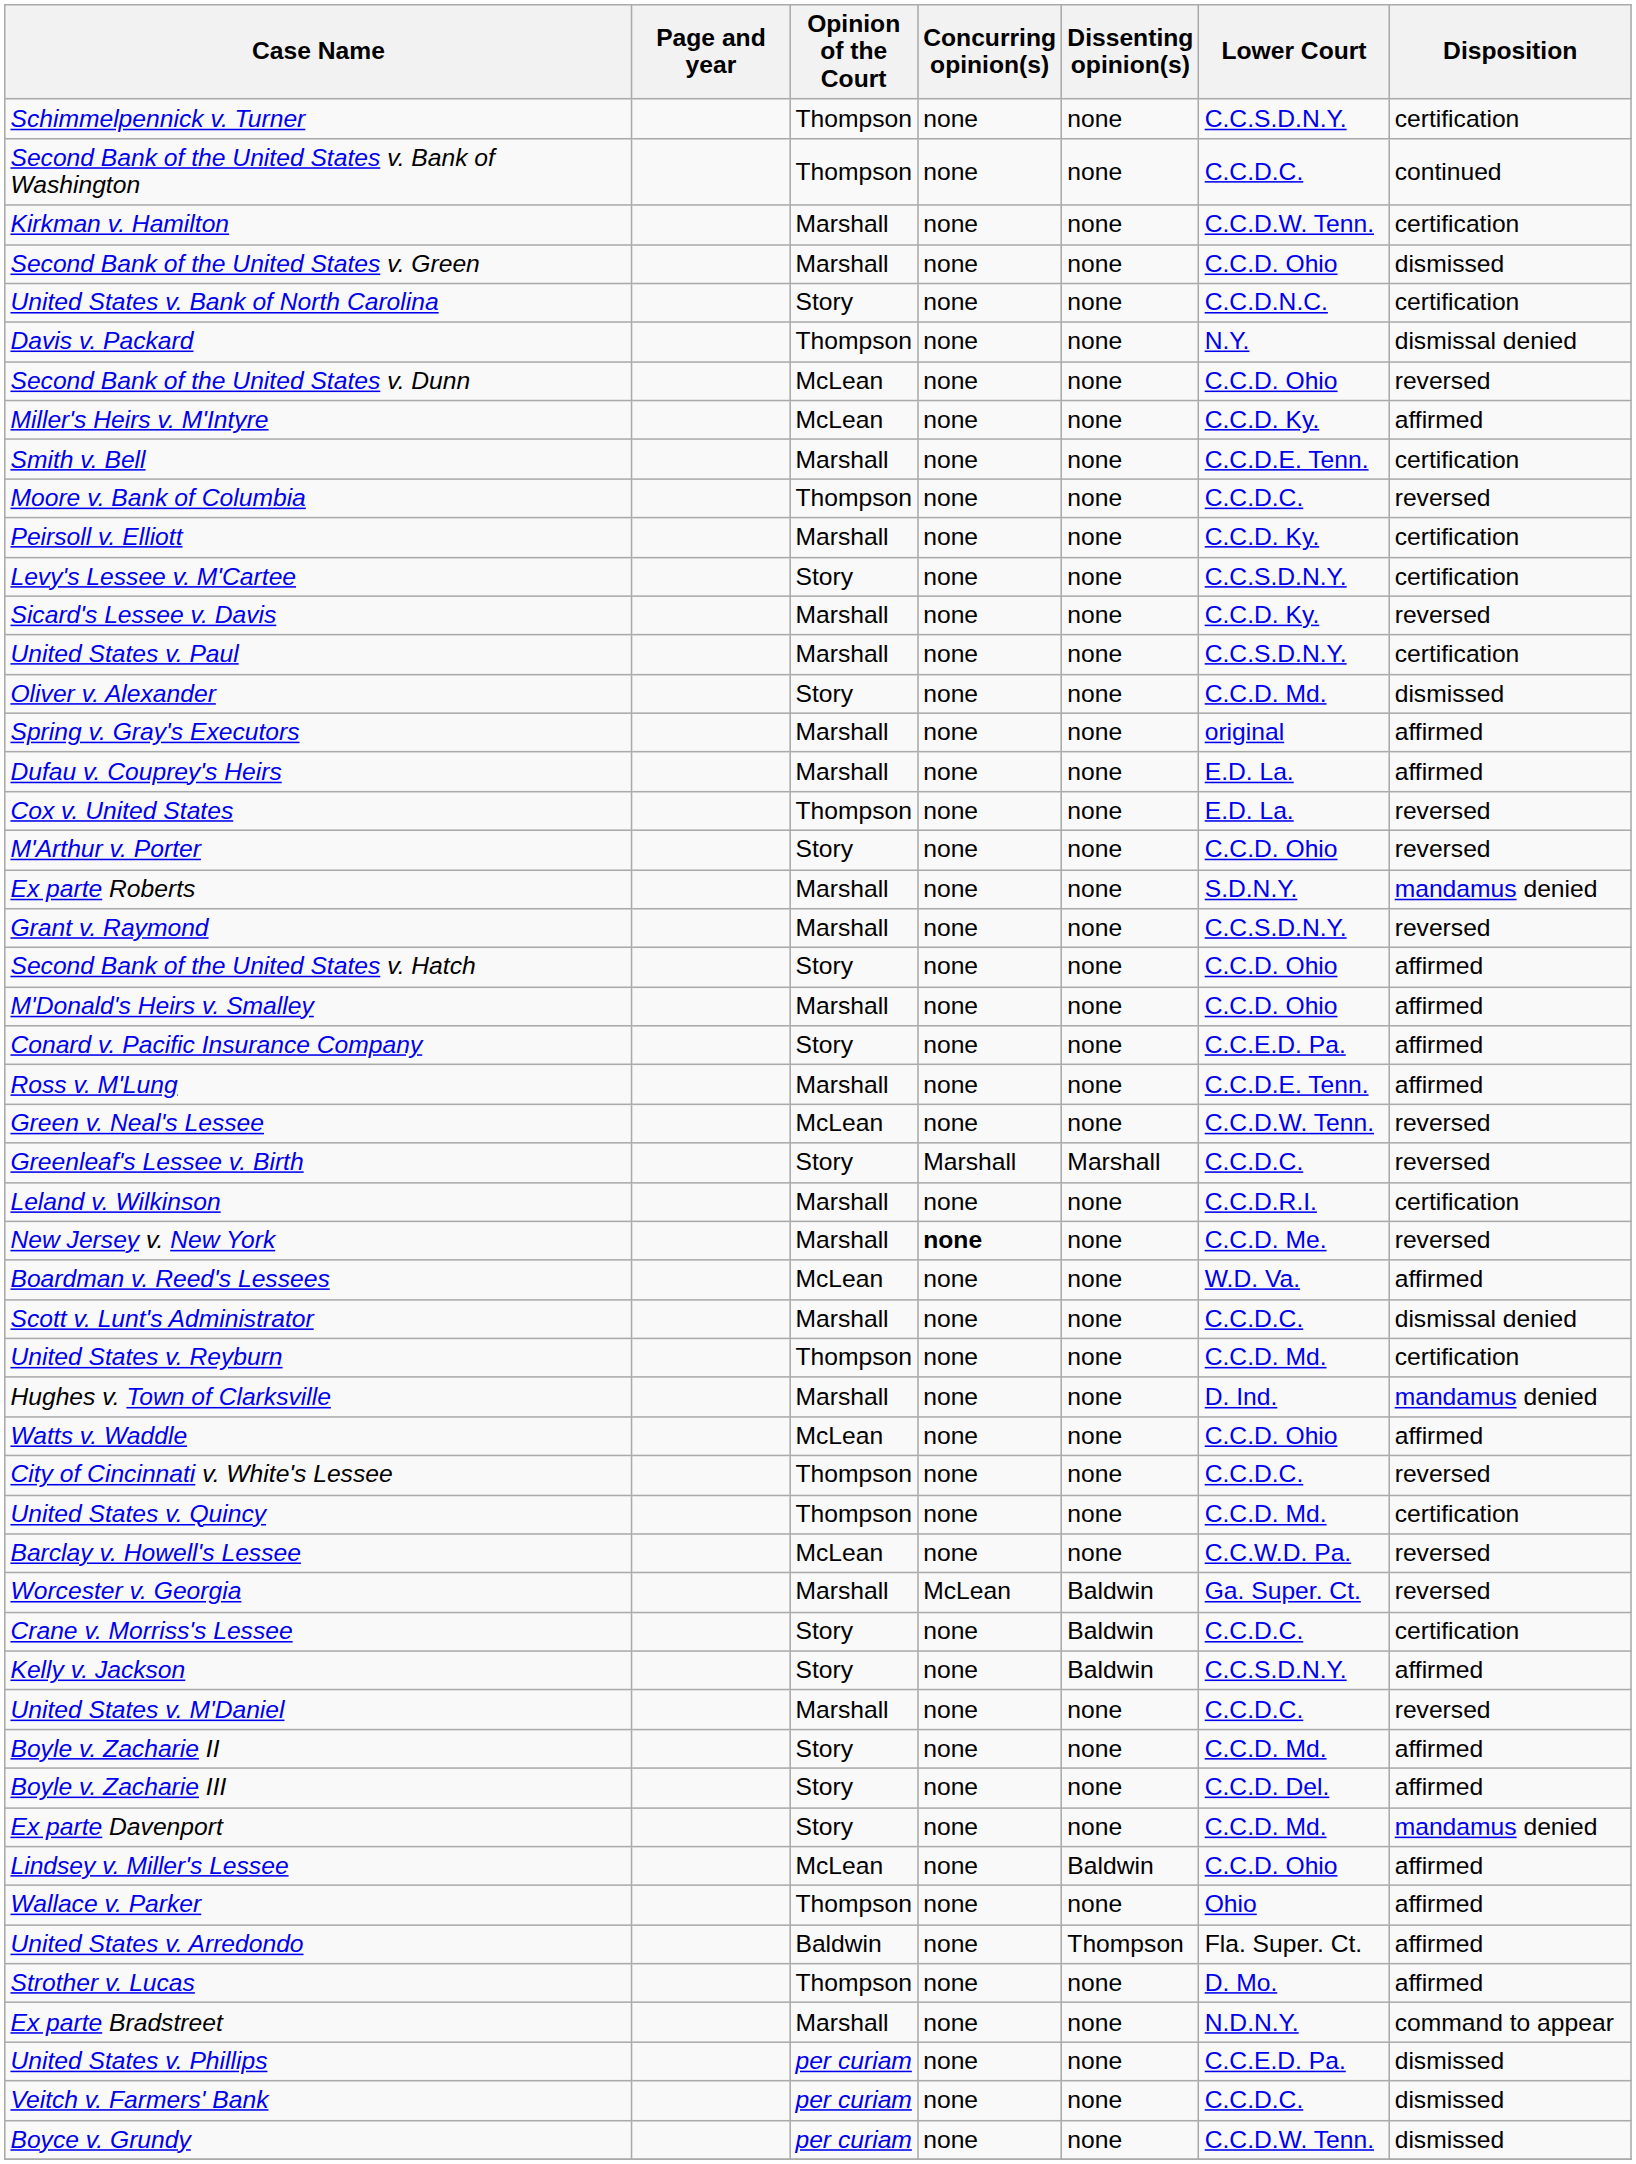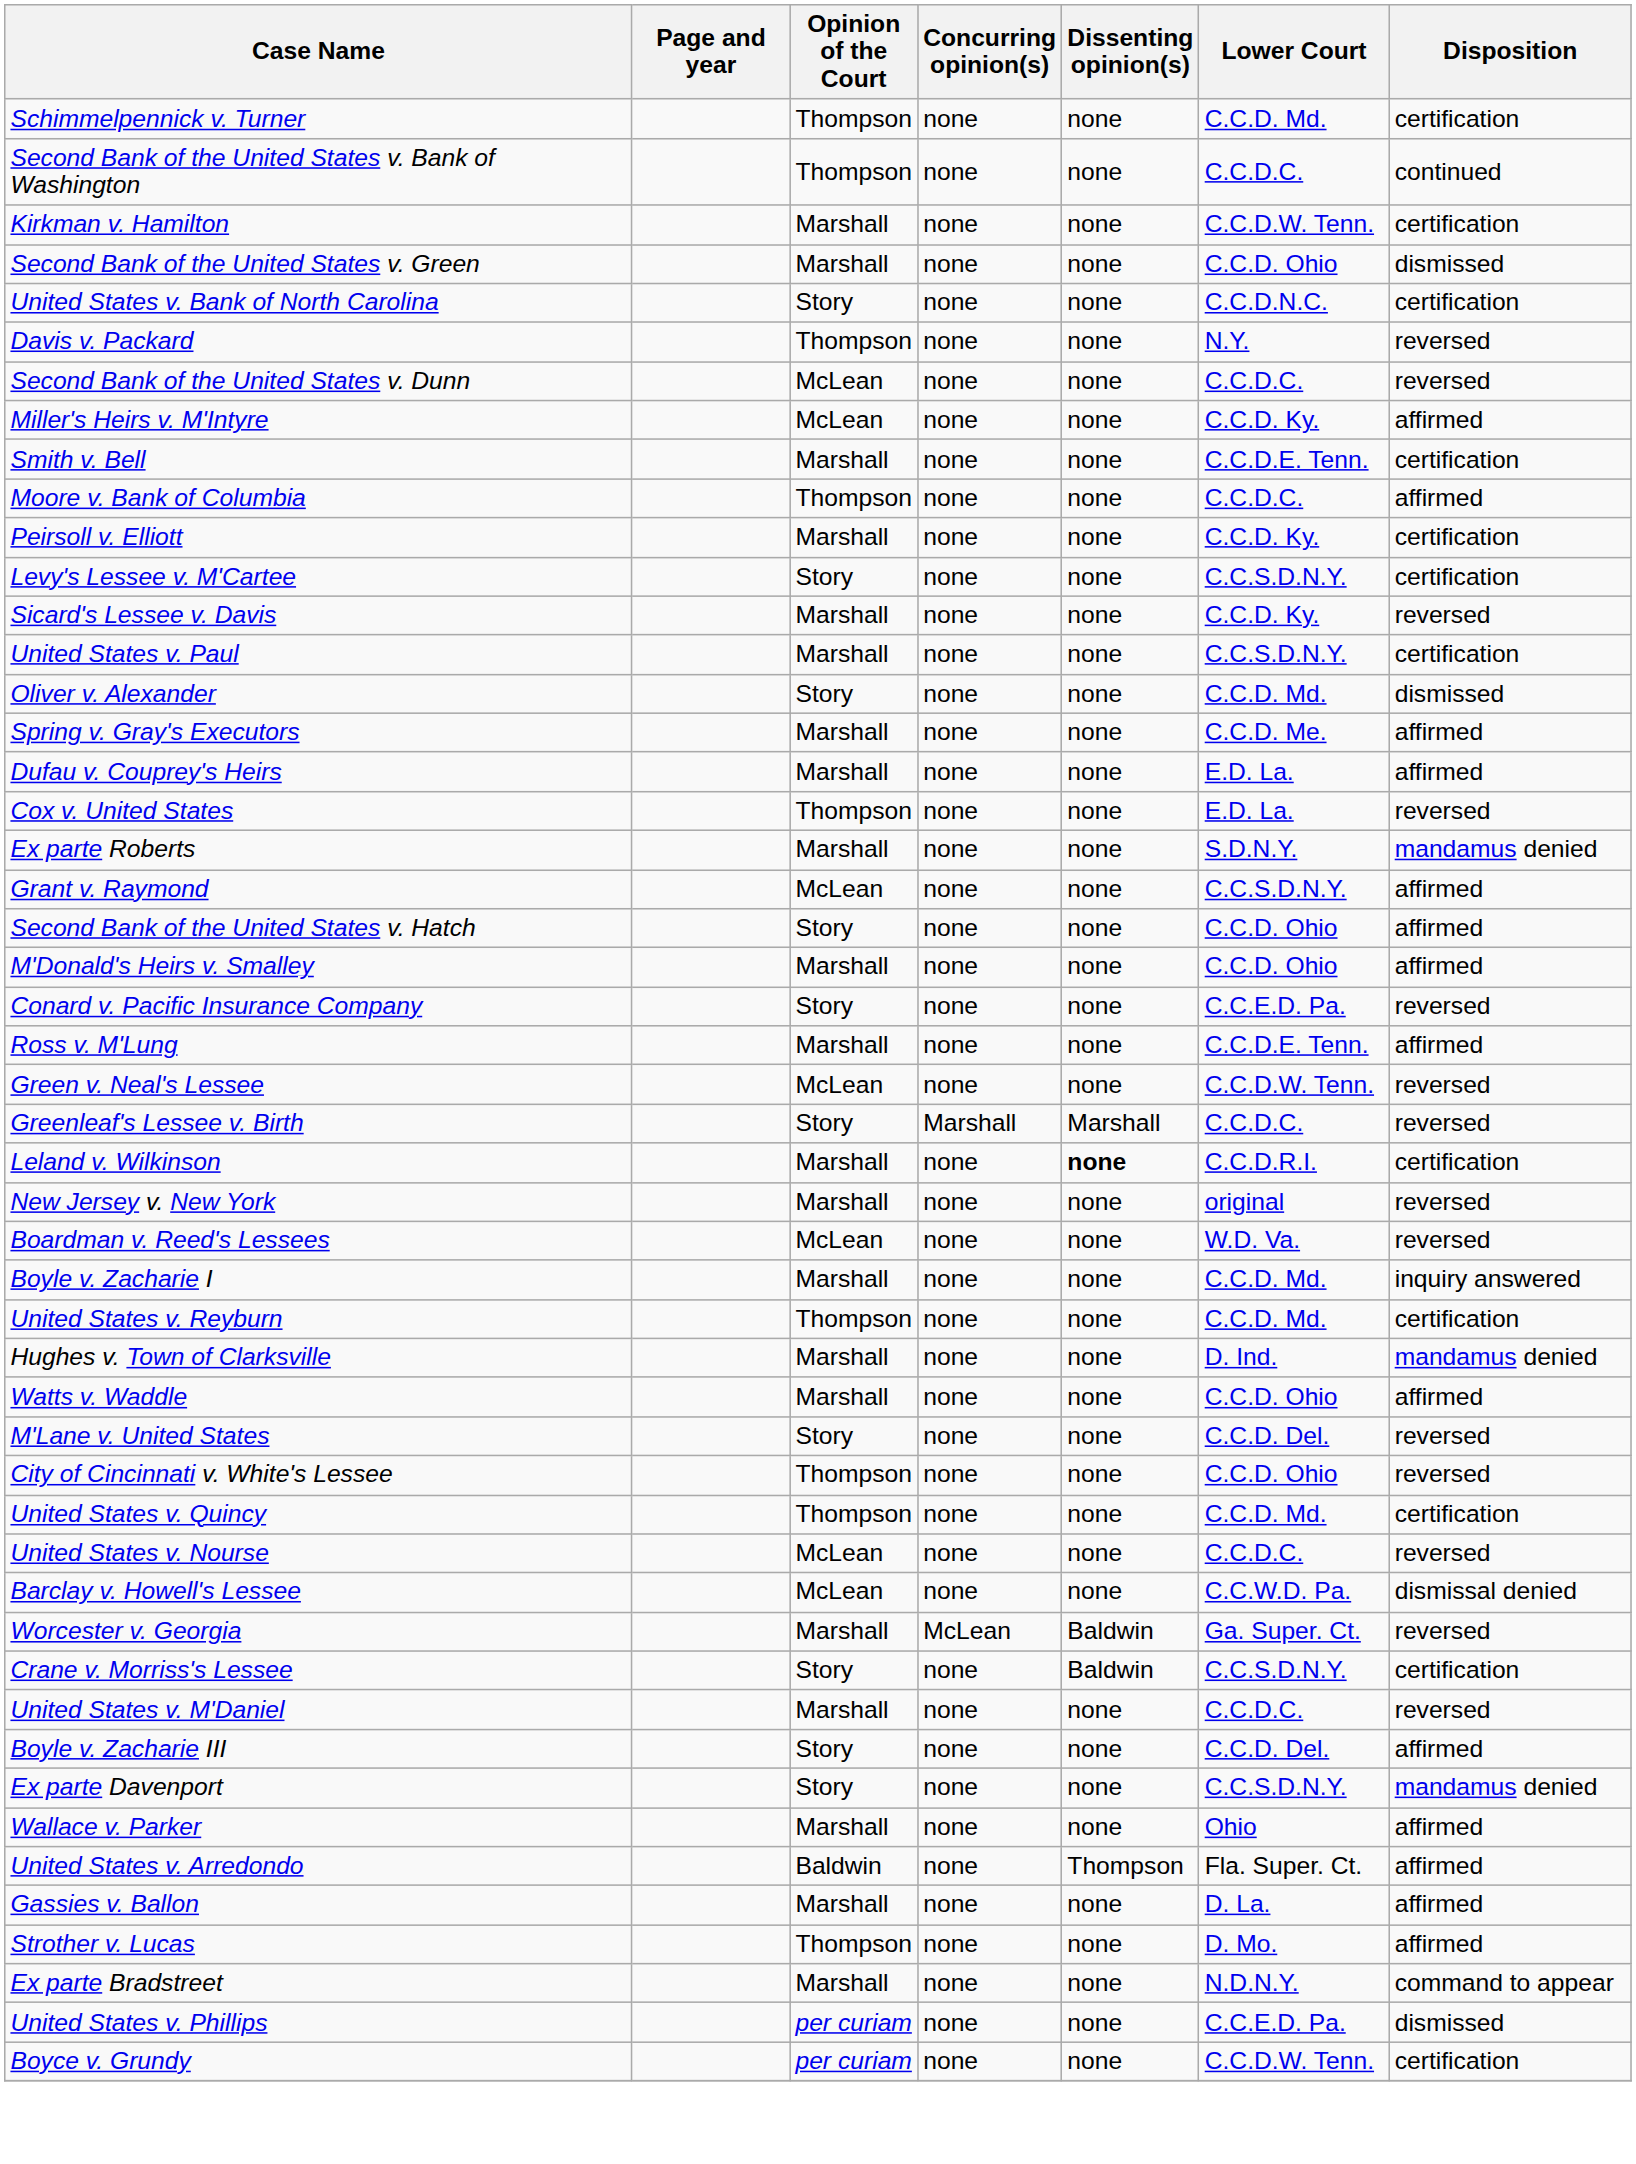(1276, 118) C.C.S.D.N.Y. -> (1266, 118) C.C.D. Md.
(1486, 341) dismissal denied -> (1443, 341) reversed
(1271, 380) C.C.D. Ohio -> (1254, 380) C.C.D.C.
(1443, 497) reversed -> (1439, 497) affirmed
(1244, 732) original -> (1266, 732) C.C.D. Me.
- row: (106, 849)
(842, 927) Marshall -> (839, 888) McLean
(1443, 927) reversed -> (1439, 888) affirmed
(1439, 1045) affirmed -> (1443, 1005) reversed
(1095, 1201) normal -> (1097, 1162) bold
(953, 1240) bold -> (951, 1201) normal
(1266, 1240) C.C.D. Me. -> (1244, 1201) original
(1439, 1279) affirmed -> (1443, 1240) reversed
+ row: (112, 1279)
- row: (162, 1318)
(839, 1435) McLean -> (842, 1396) Marshall
+ row: (140, 1435)
(1254, 1474) C.C.D.C. -> (1271, 1474) C.C.D. Ohio
+ row: (140, 1553)
(1443, 1553) reversed -> (1486, 1592) dismissal denied
(1254, 1631) C.C.D.C. -> (1276, 1670) C.C.S.D.N.Y.
- row: (98, 1670)
- row: (115, 1748)
(1266, 1826) C.C.D. Md. -> (1276, 1787) C.C.S.D.N.Y.
- row: (150, 1865)
(854, 1904) Thompson -> (842, 1826) Marshall
+ row: (105, 1904)
- row: (139, 2100)
(1449, 2139) dismissed -> (1457, 2061) certification
